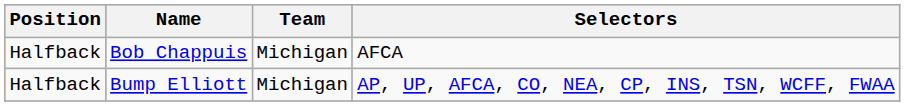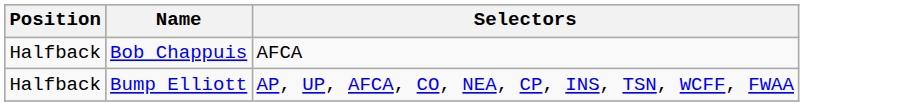- column: (302, 21)
